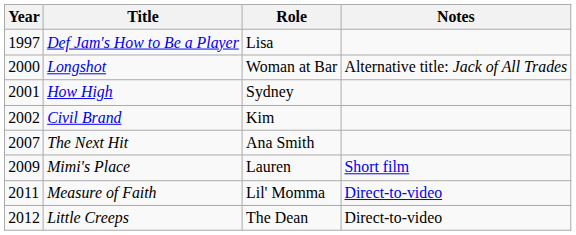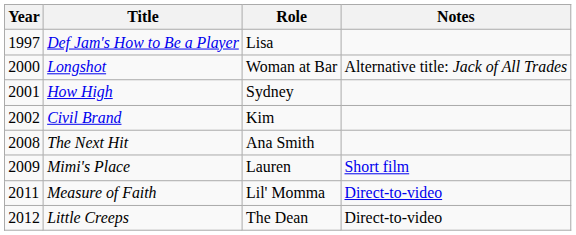(24, 142) 2007 -> (24, 142) 2008
